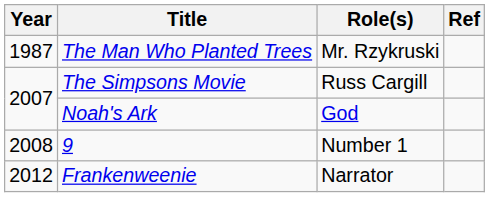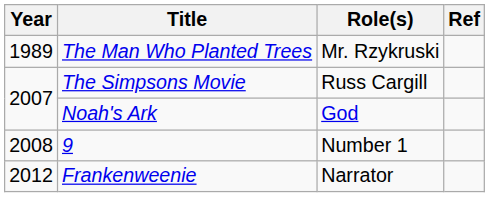(31, 51) 1987 -> (31, 51) 1989
